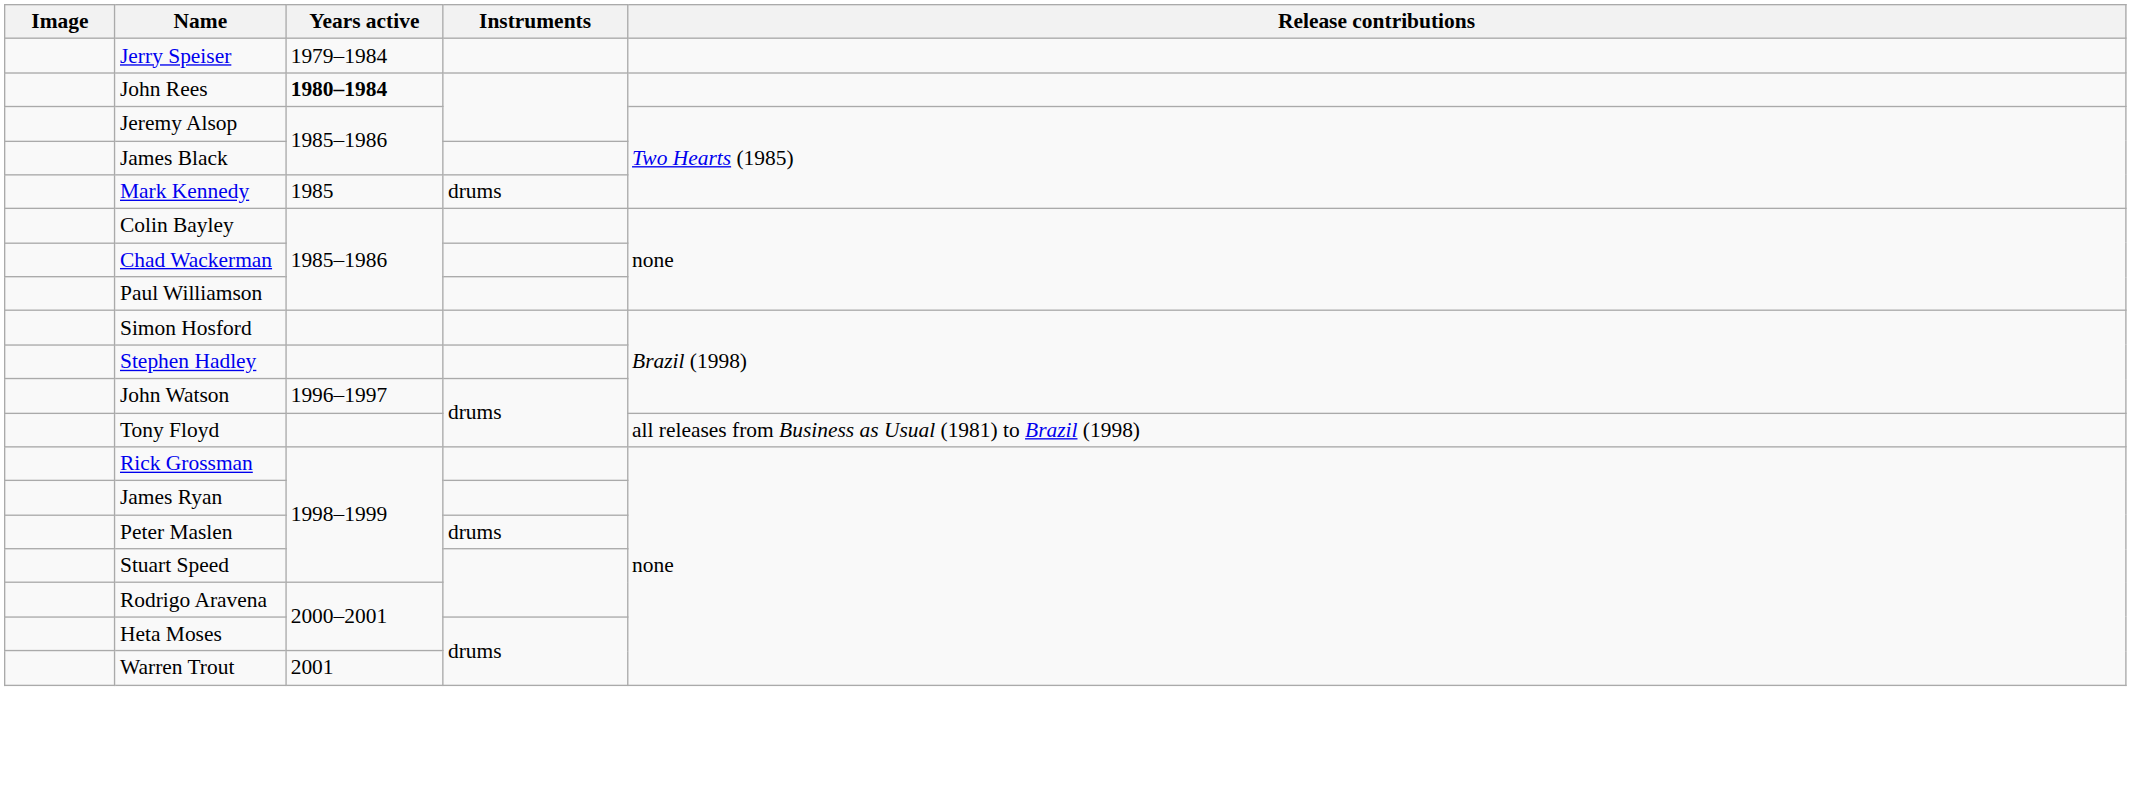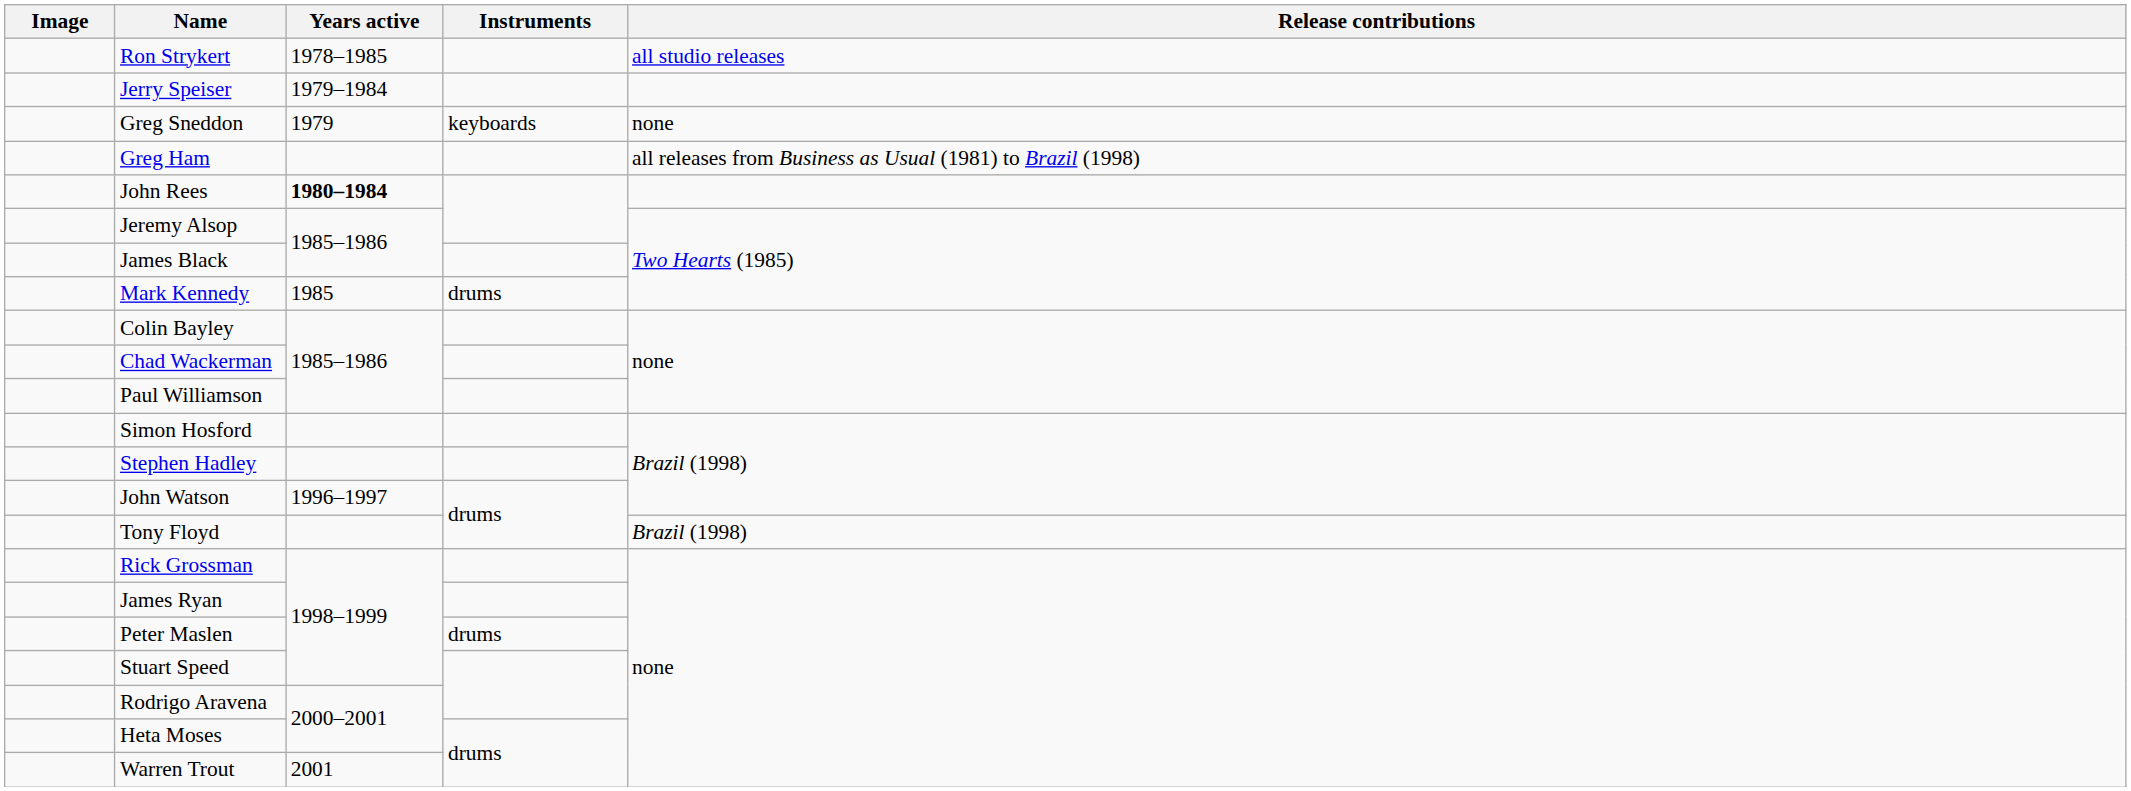+ row: (175, 55)
+ row: (182, 123)
+ row: (165, 157)
(886, 429) all releases from Business as Usual (1981) to Brazil (1998) -> (690, 531) Brazil (1998)
